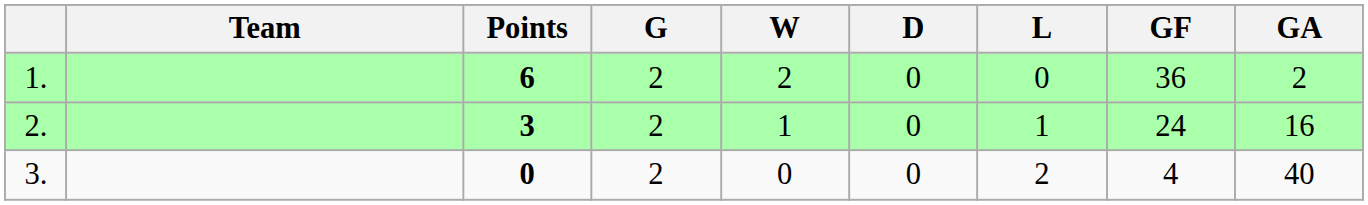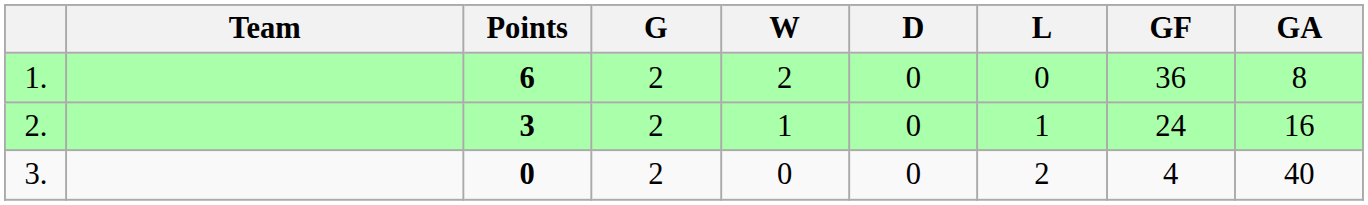(1299, 77) 2 -> (1299, 77) 8
